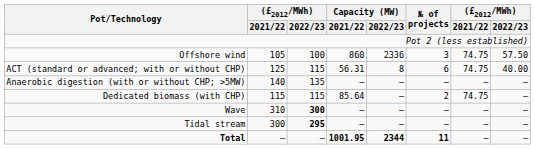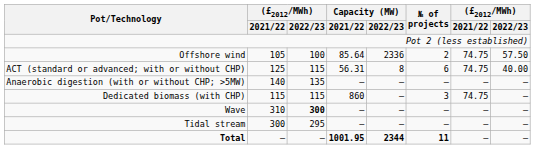(357, 55) 860 -> (352, 55) 85.64
(446, 55) 3 -> (446, 55) 2
(352, 96) 85.64 -> (357, 96) 860
(446, 96) 2 -> (446, 96) 3
(317, 124) bold -> (317, 124) normal
